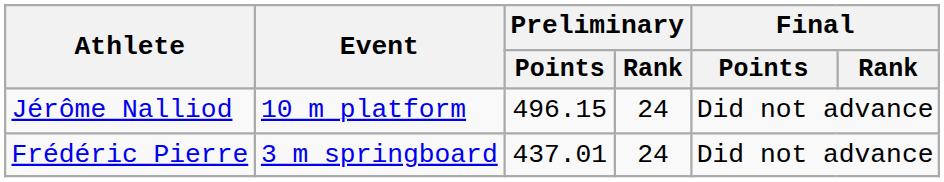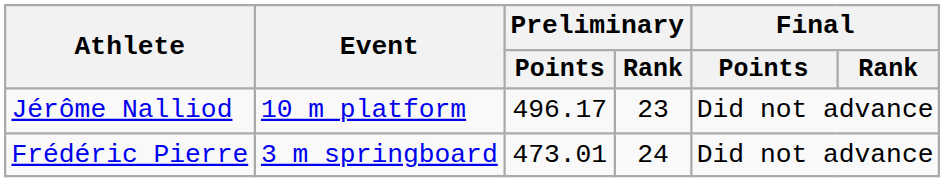(560, 110) 496.15 -> (560, 110) 496.17
(653, 110) 24 -> (653, 110) 23
(560, 155) 437.01 -> (560, 155) 473.01
